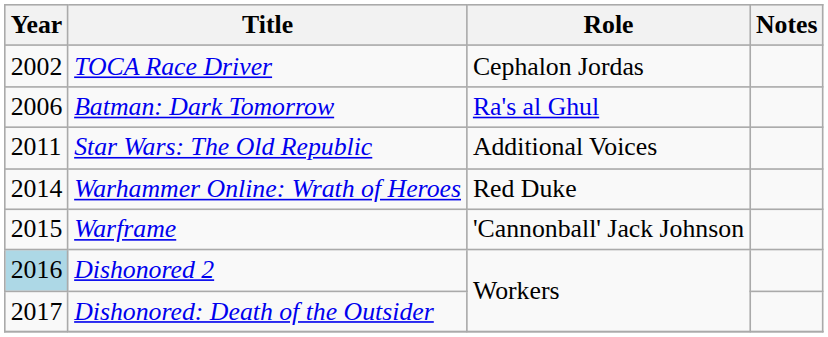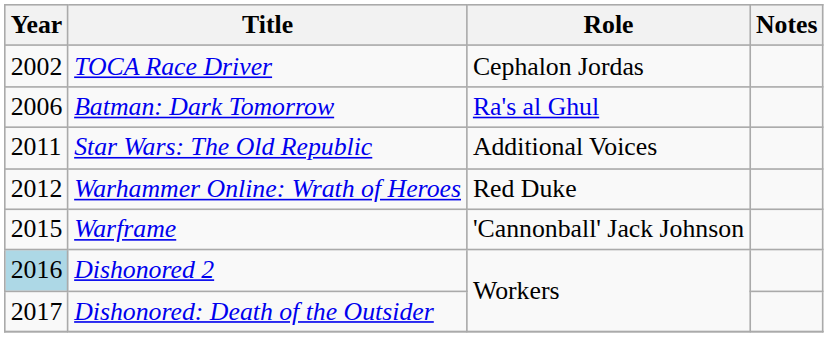(37, 188) 2014 -> (37, 188) 2012
